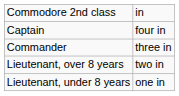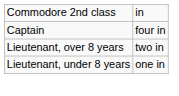- row: (37, 47)
